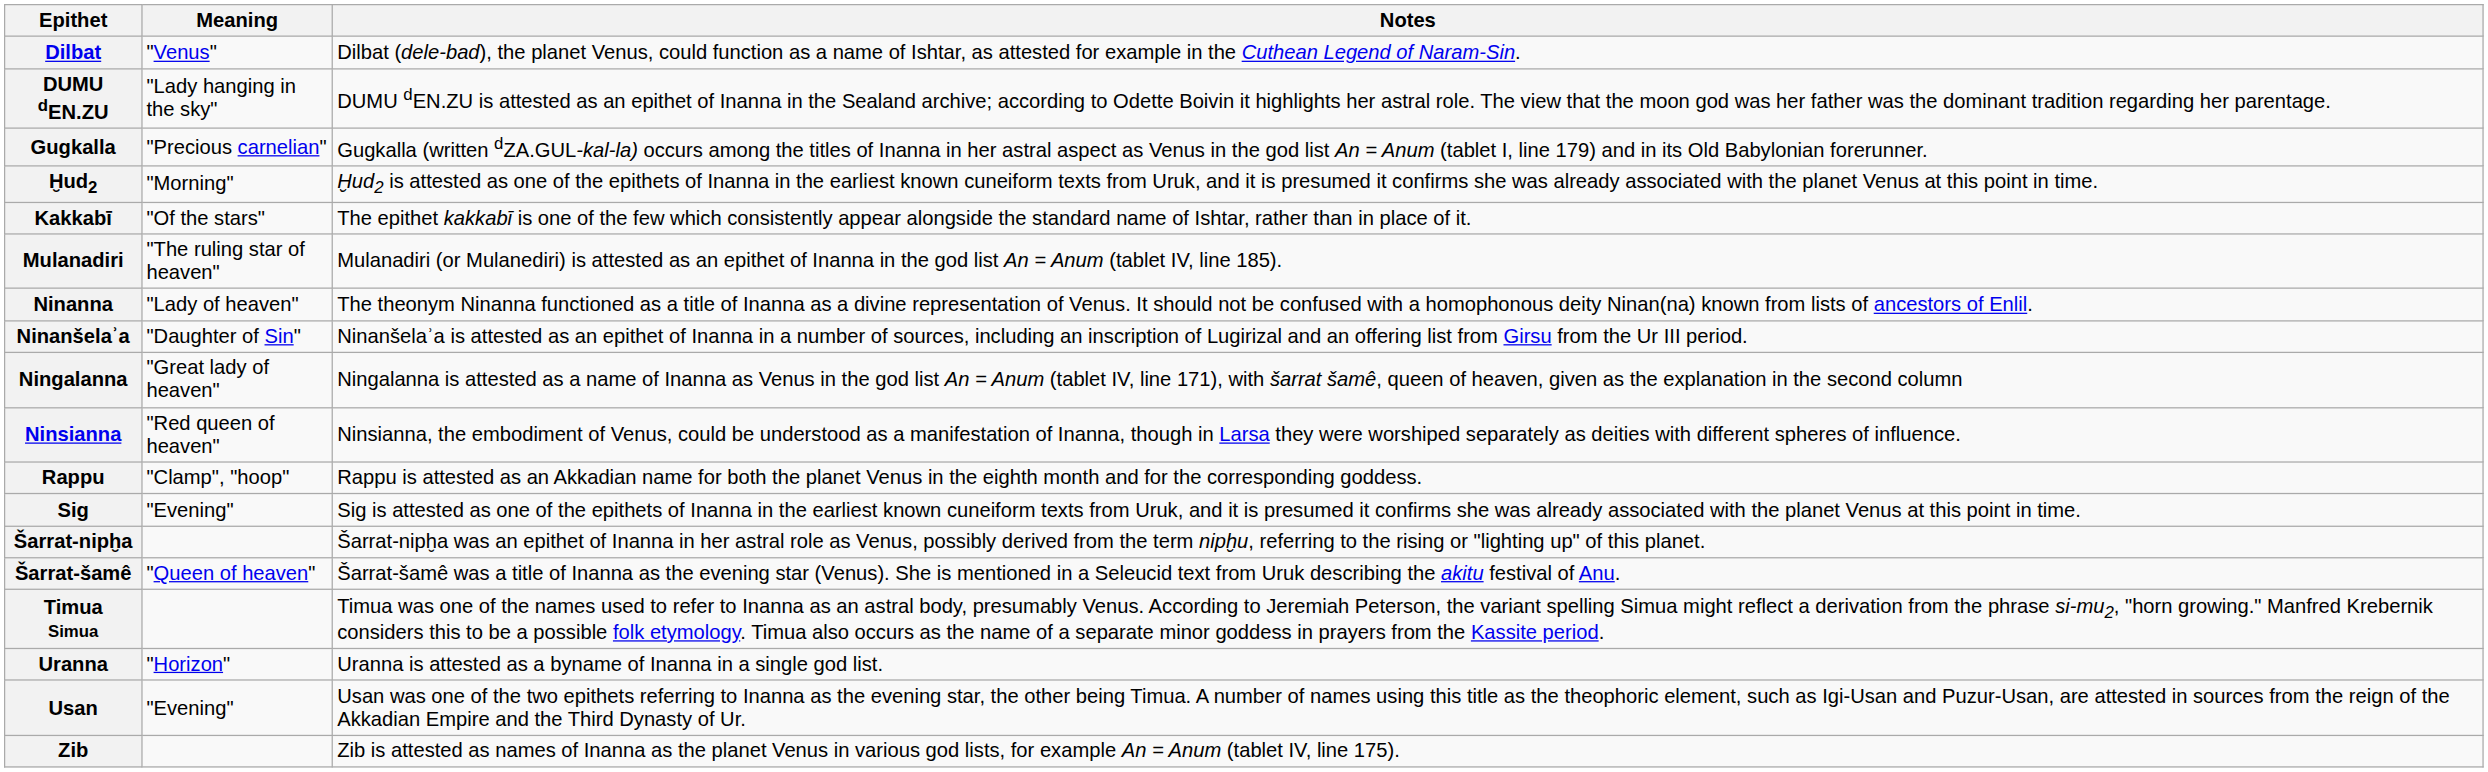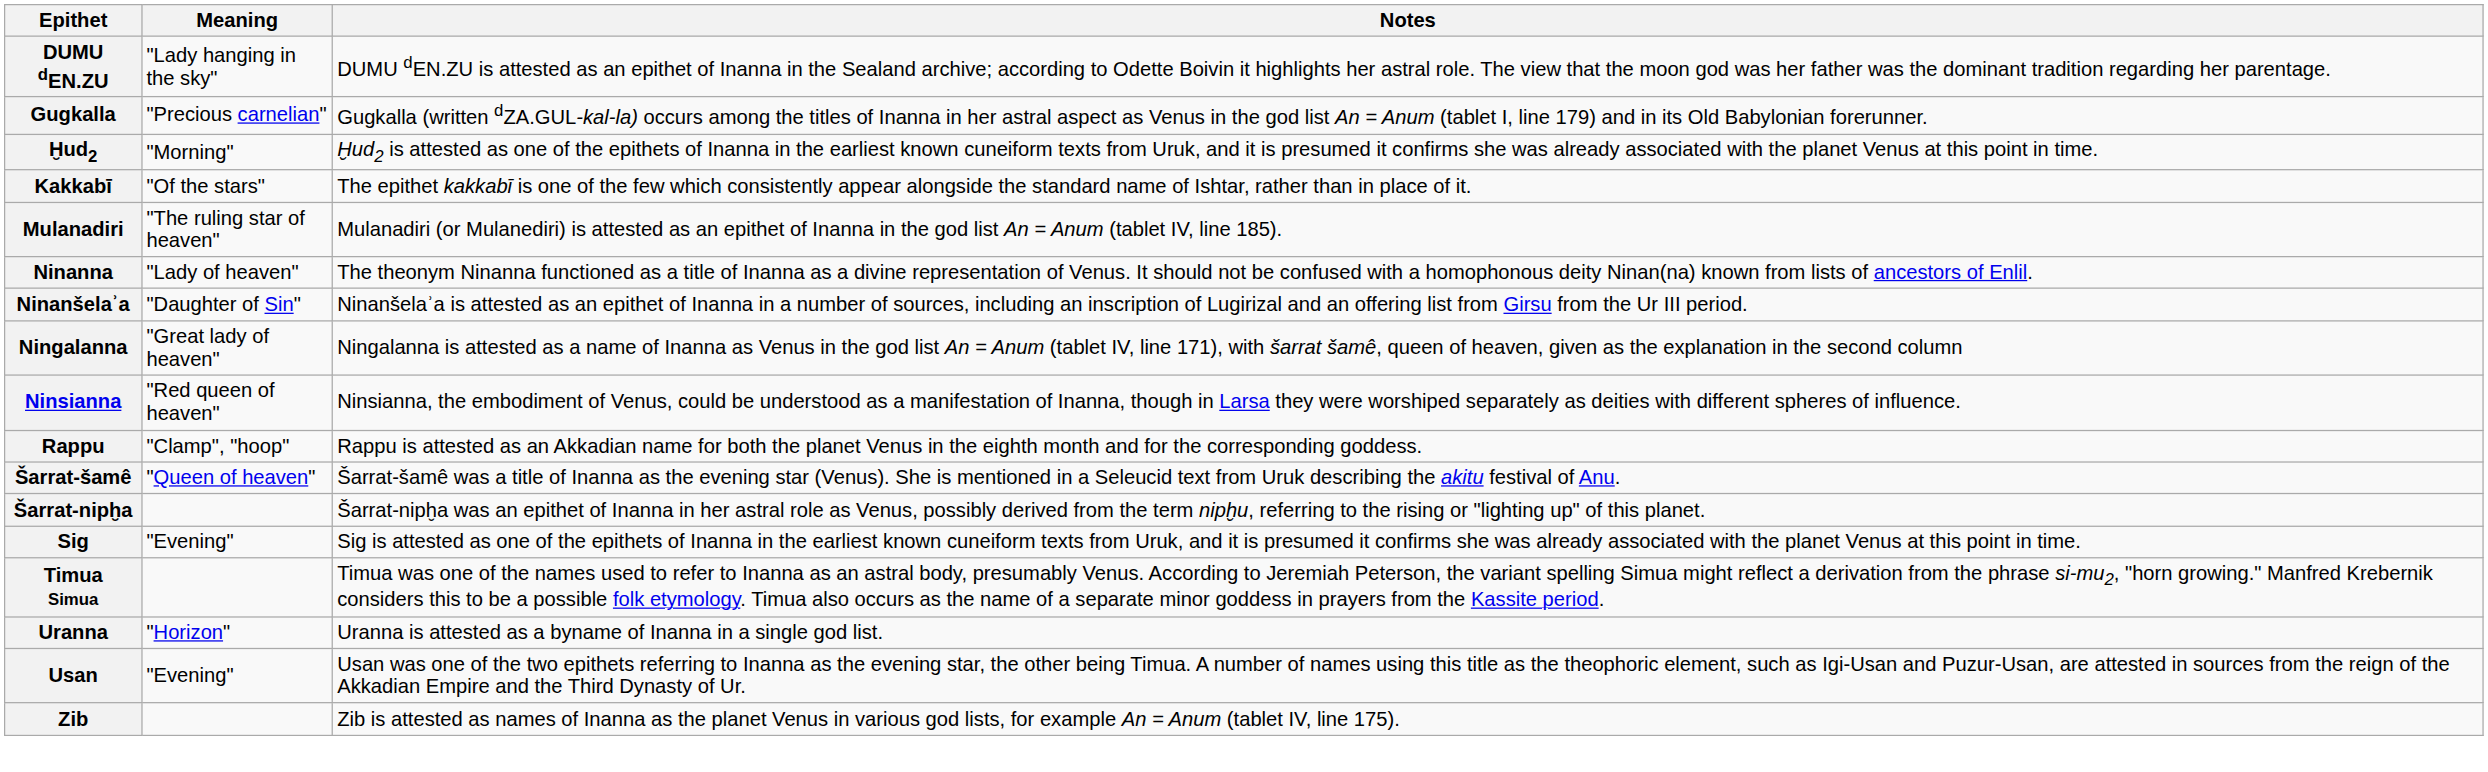- row: (73, 52)
rows swapped: (73, 509) <-> (73, 573)
